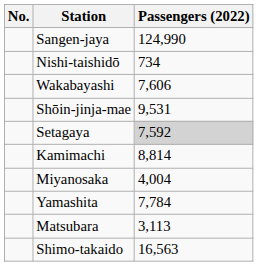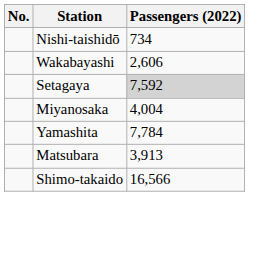- row: (73, 39)
(155, 86) 7,606 -> (146, 62) 2,606
- row: (84, 109)
- row: (71, 156)
(154, 226) 3,113 -> (146, 156) 3,913
(158, 249) 16,563 -> (150, 179) 16,566
